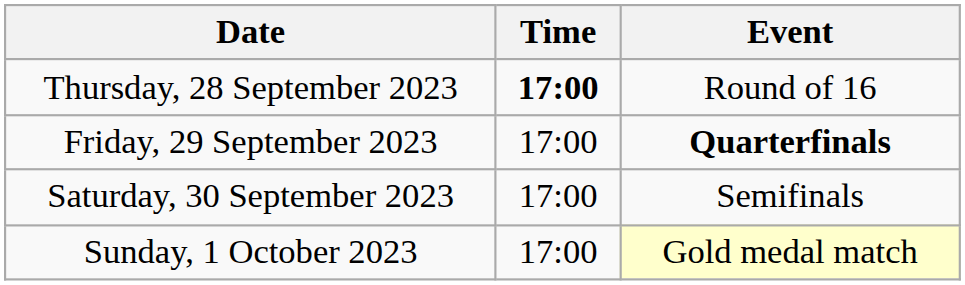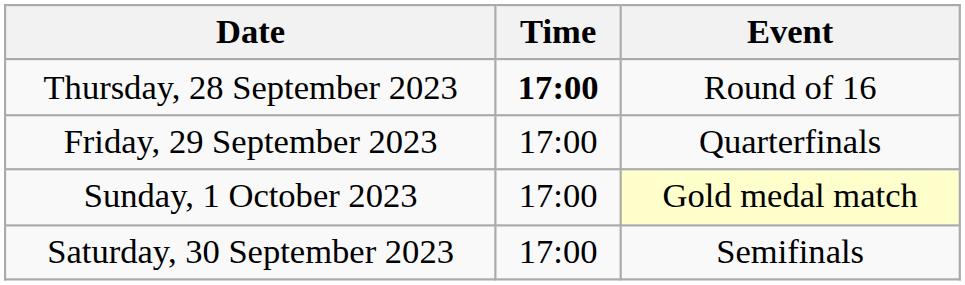(790, 141) bold -> (790, 141) normal
rows swapped: (251, 196) <-> (251, 251)
